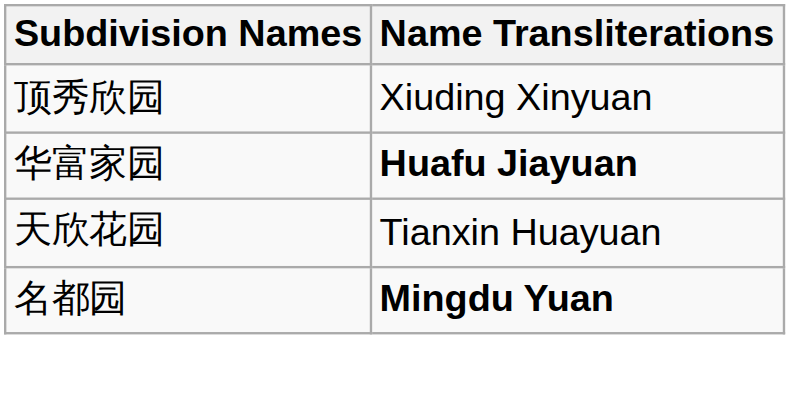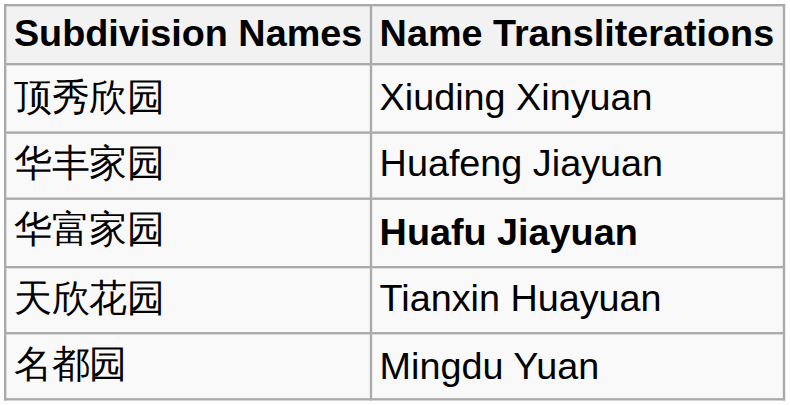+ row: (89, 163)
(497, 298) bold -> (489, 365) normal
